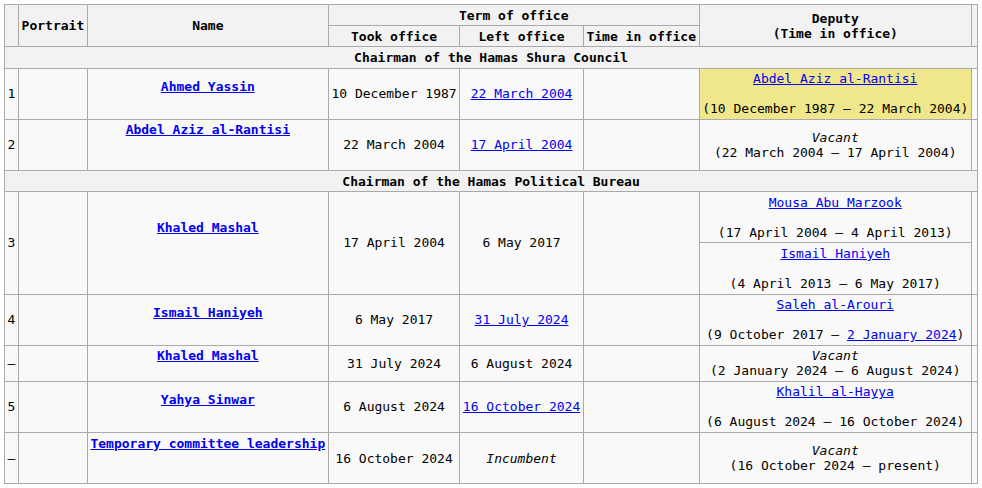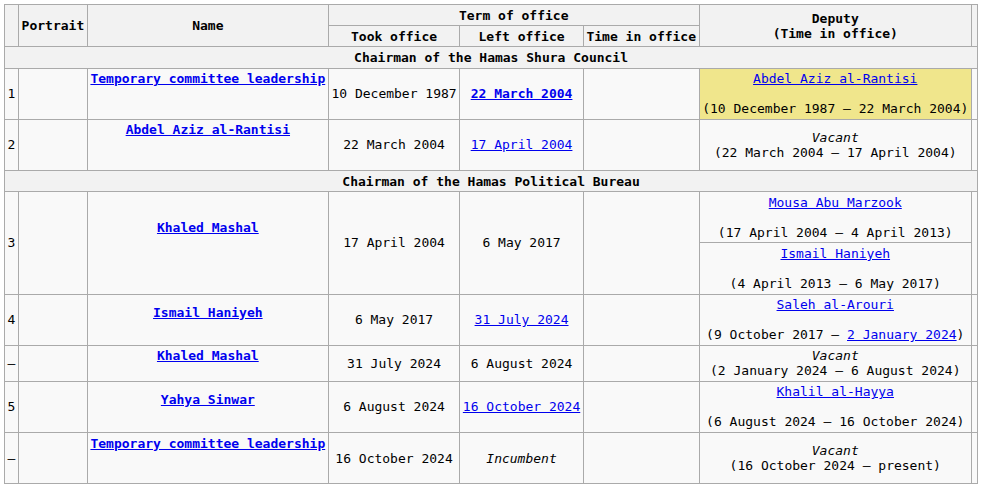(208, 86) Ahmed Yassin -> (208, 79) Temporary committee leadership
(522, 94) normal -> (522, 94) bold
